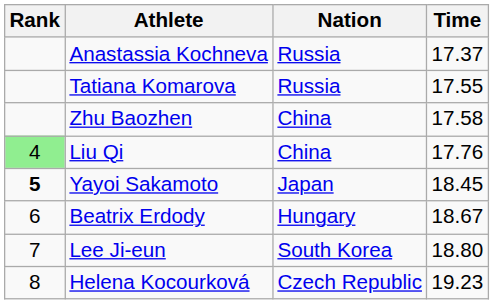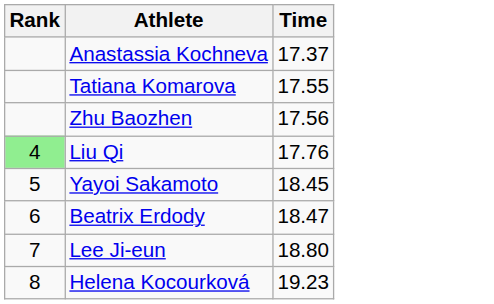- column: (350, 20)
(457, 119) 17.58 -> (303, 119) 17.56
(35, 184) bold -> (35, 184) normal
(457, 217) 18.67 -> (303, 217) 18.47
